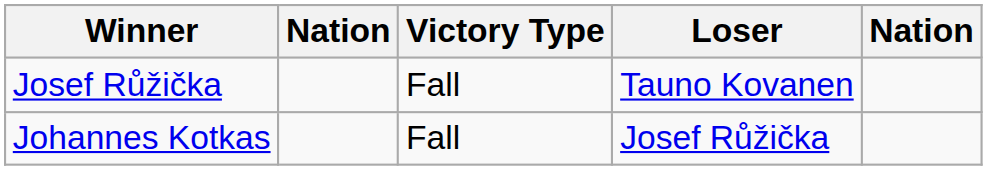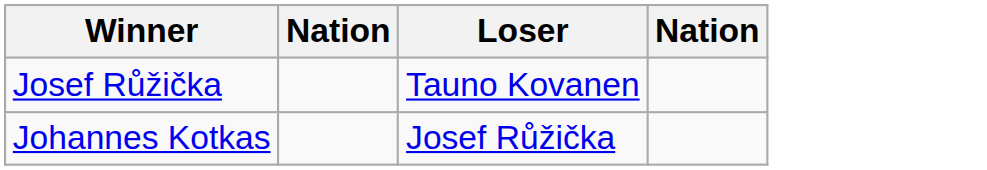- column: (505, 31)
